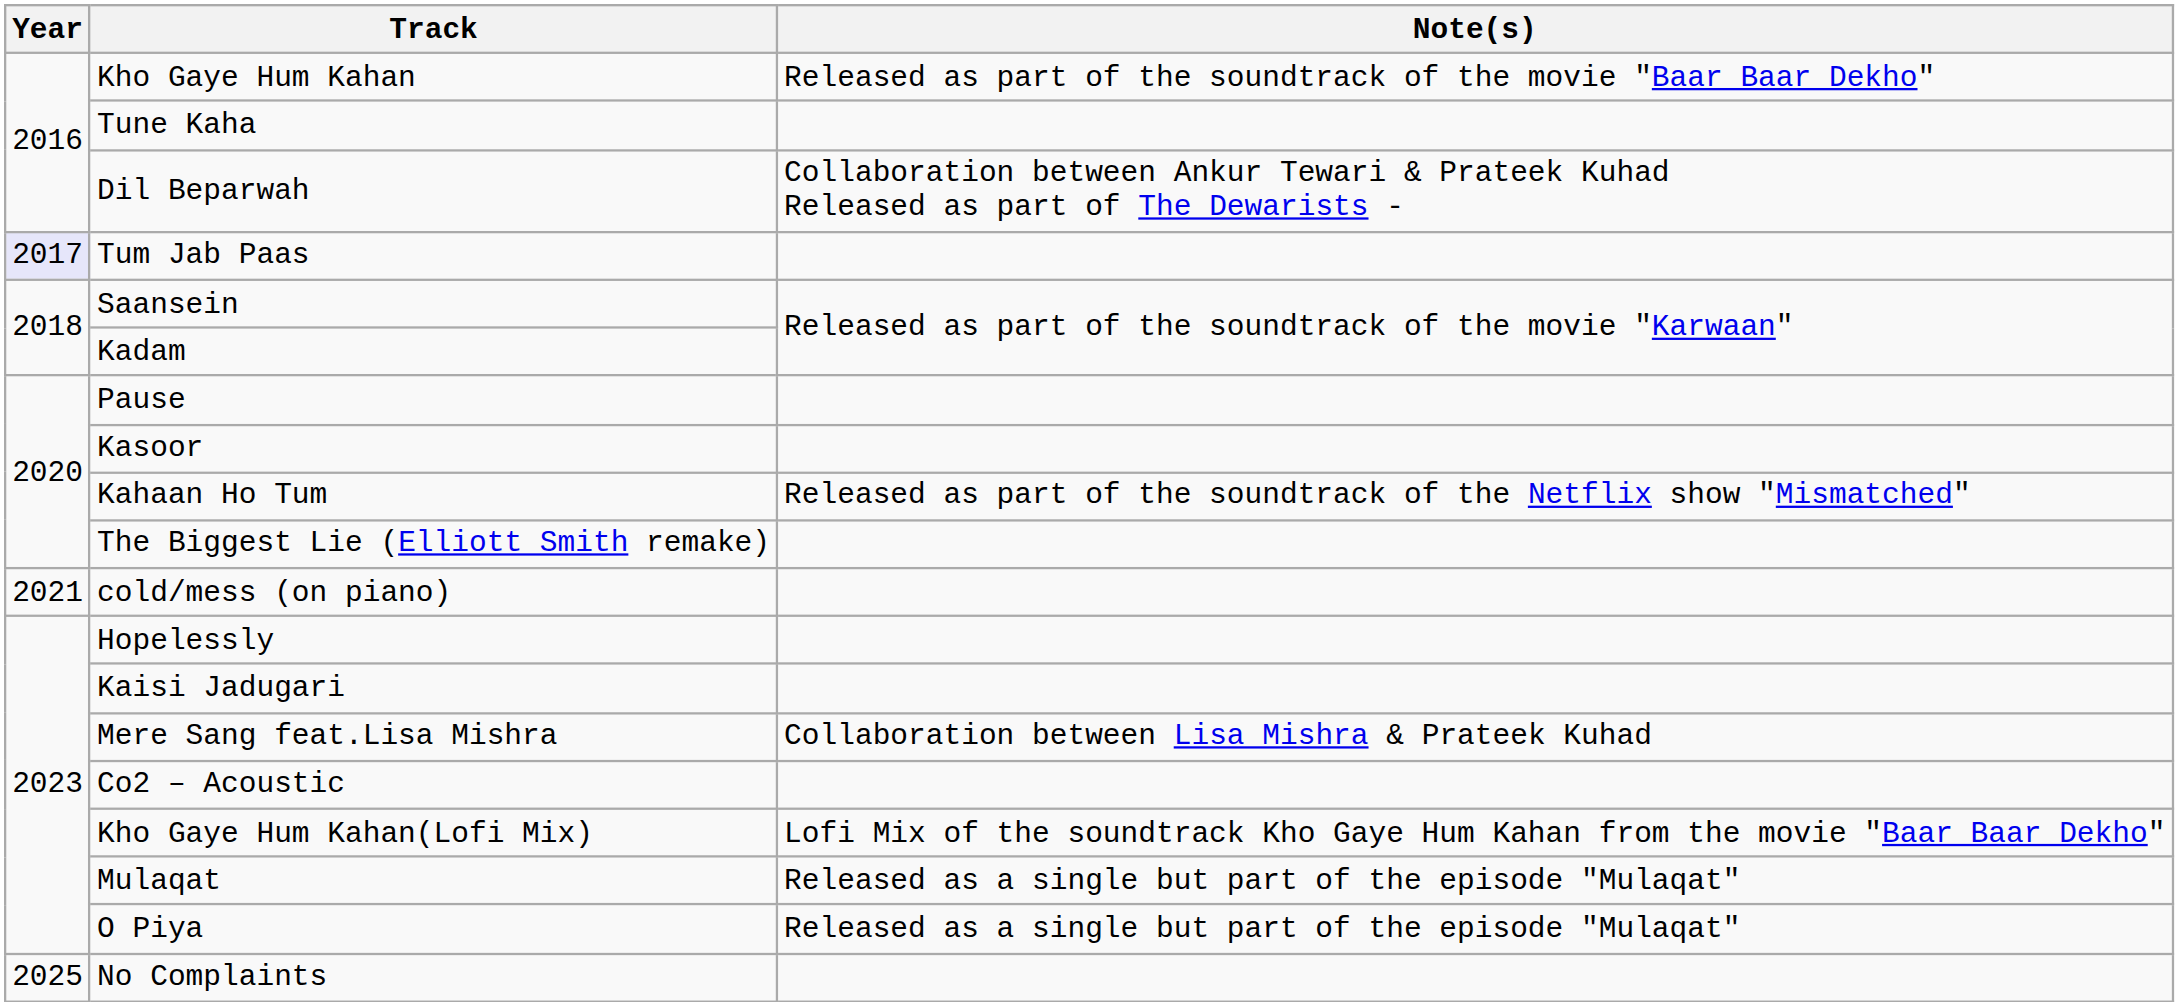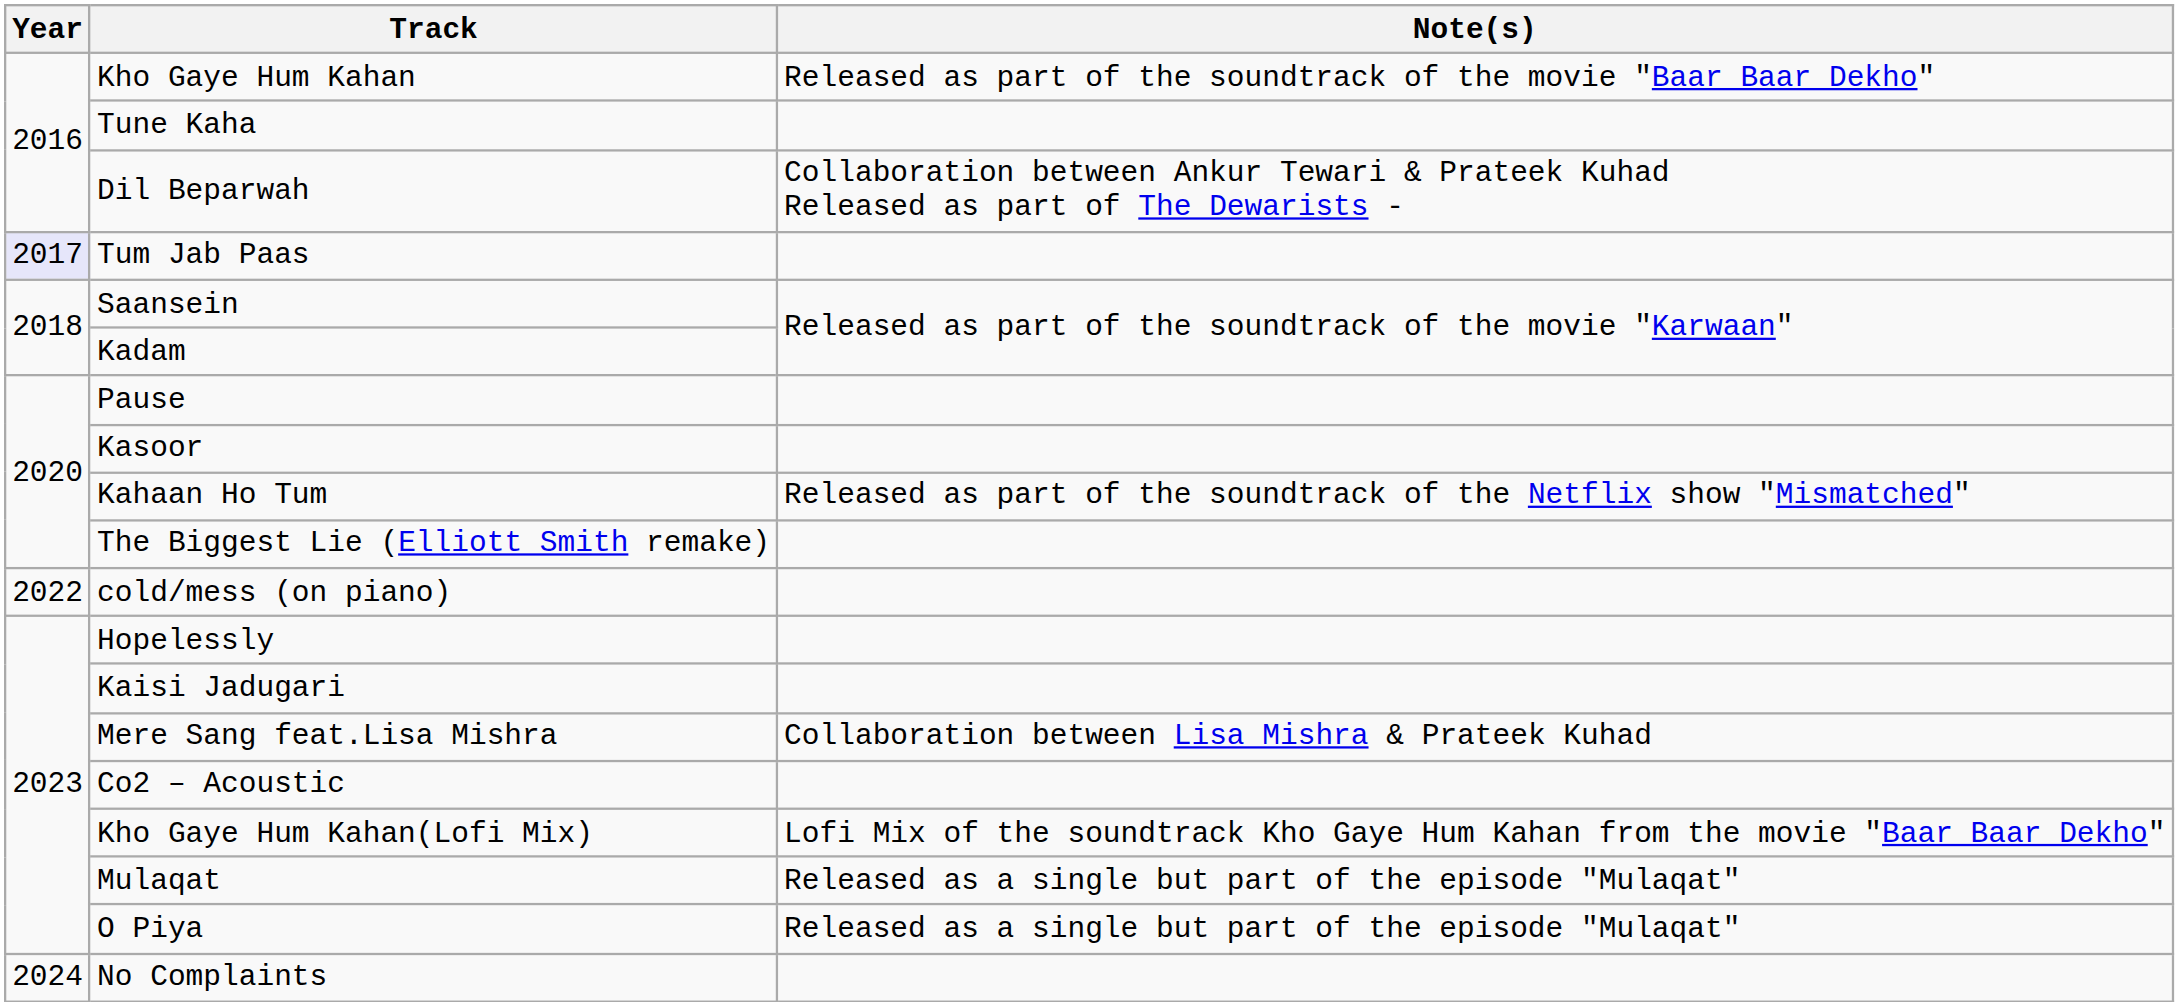(48, 592) 2021 -> (48, 592) 2022
(48, 977) 2025 -> (48, 977) 2024
